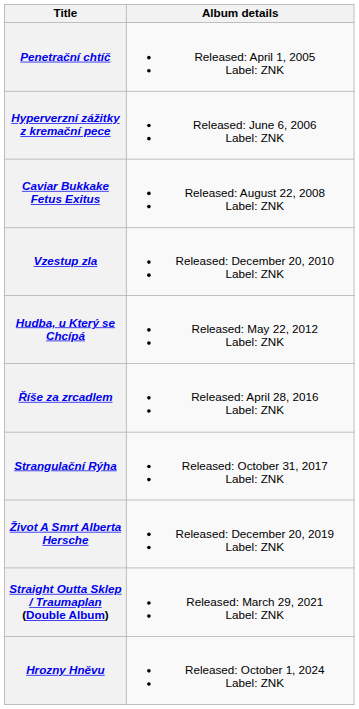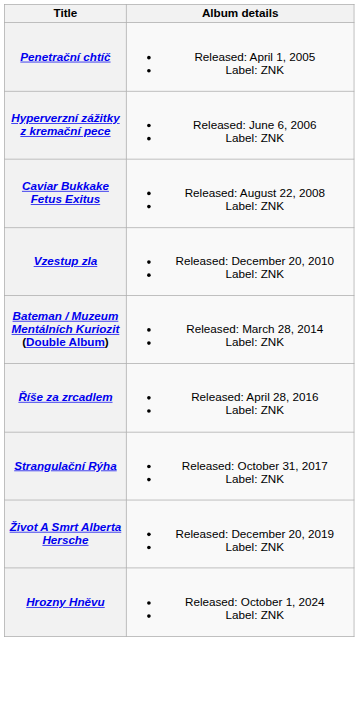- row: (65, 329)
+ row: (65, 329)
- row: (65, 602)
